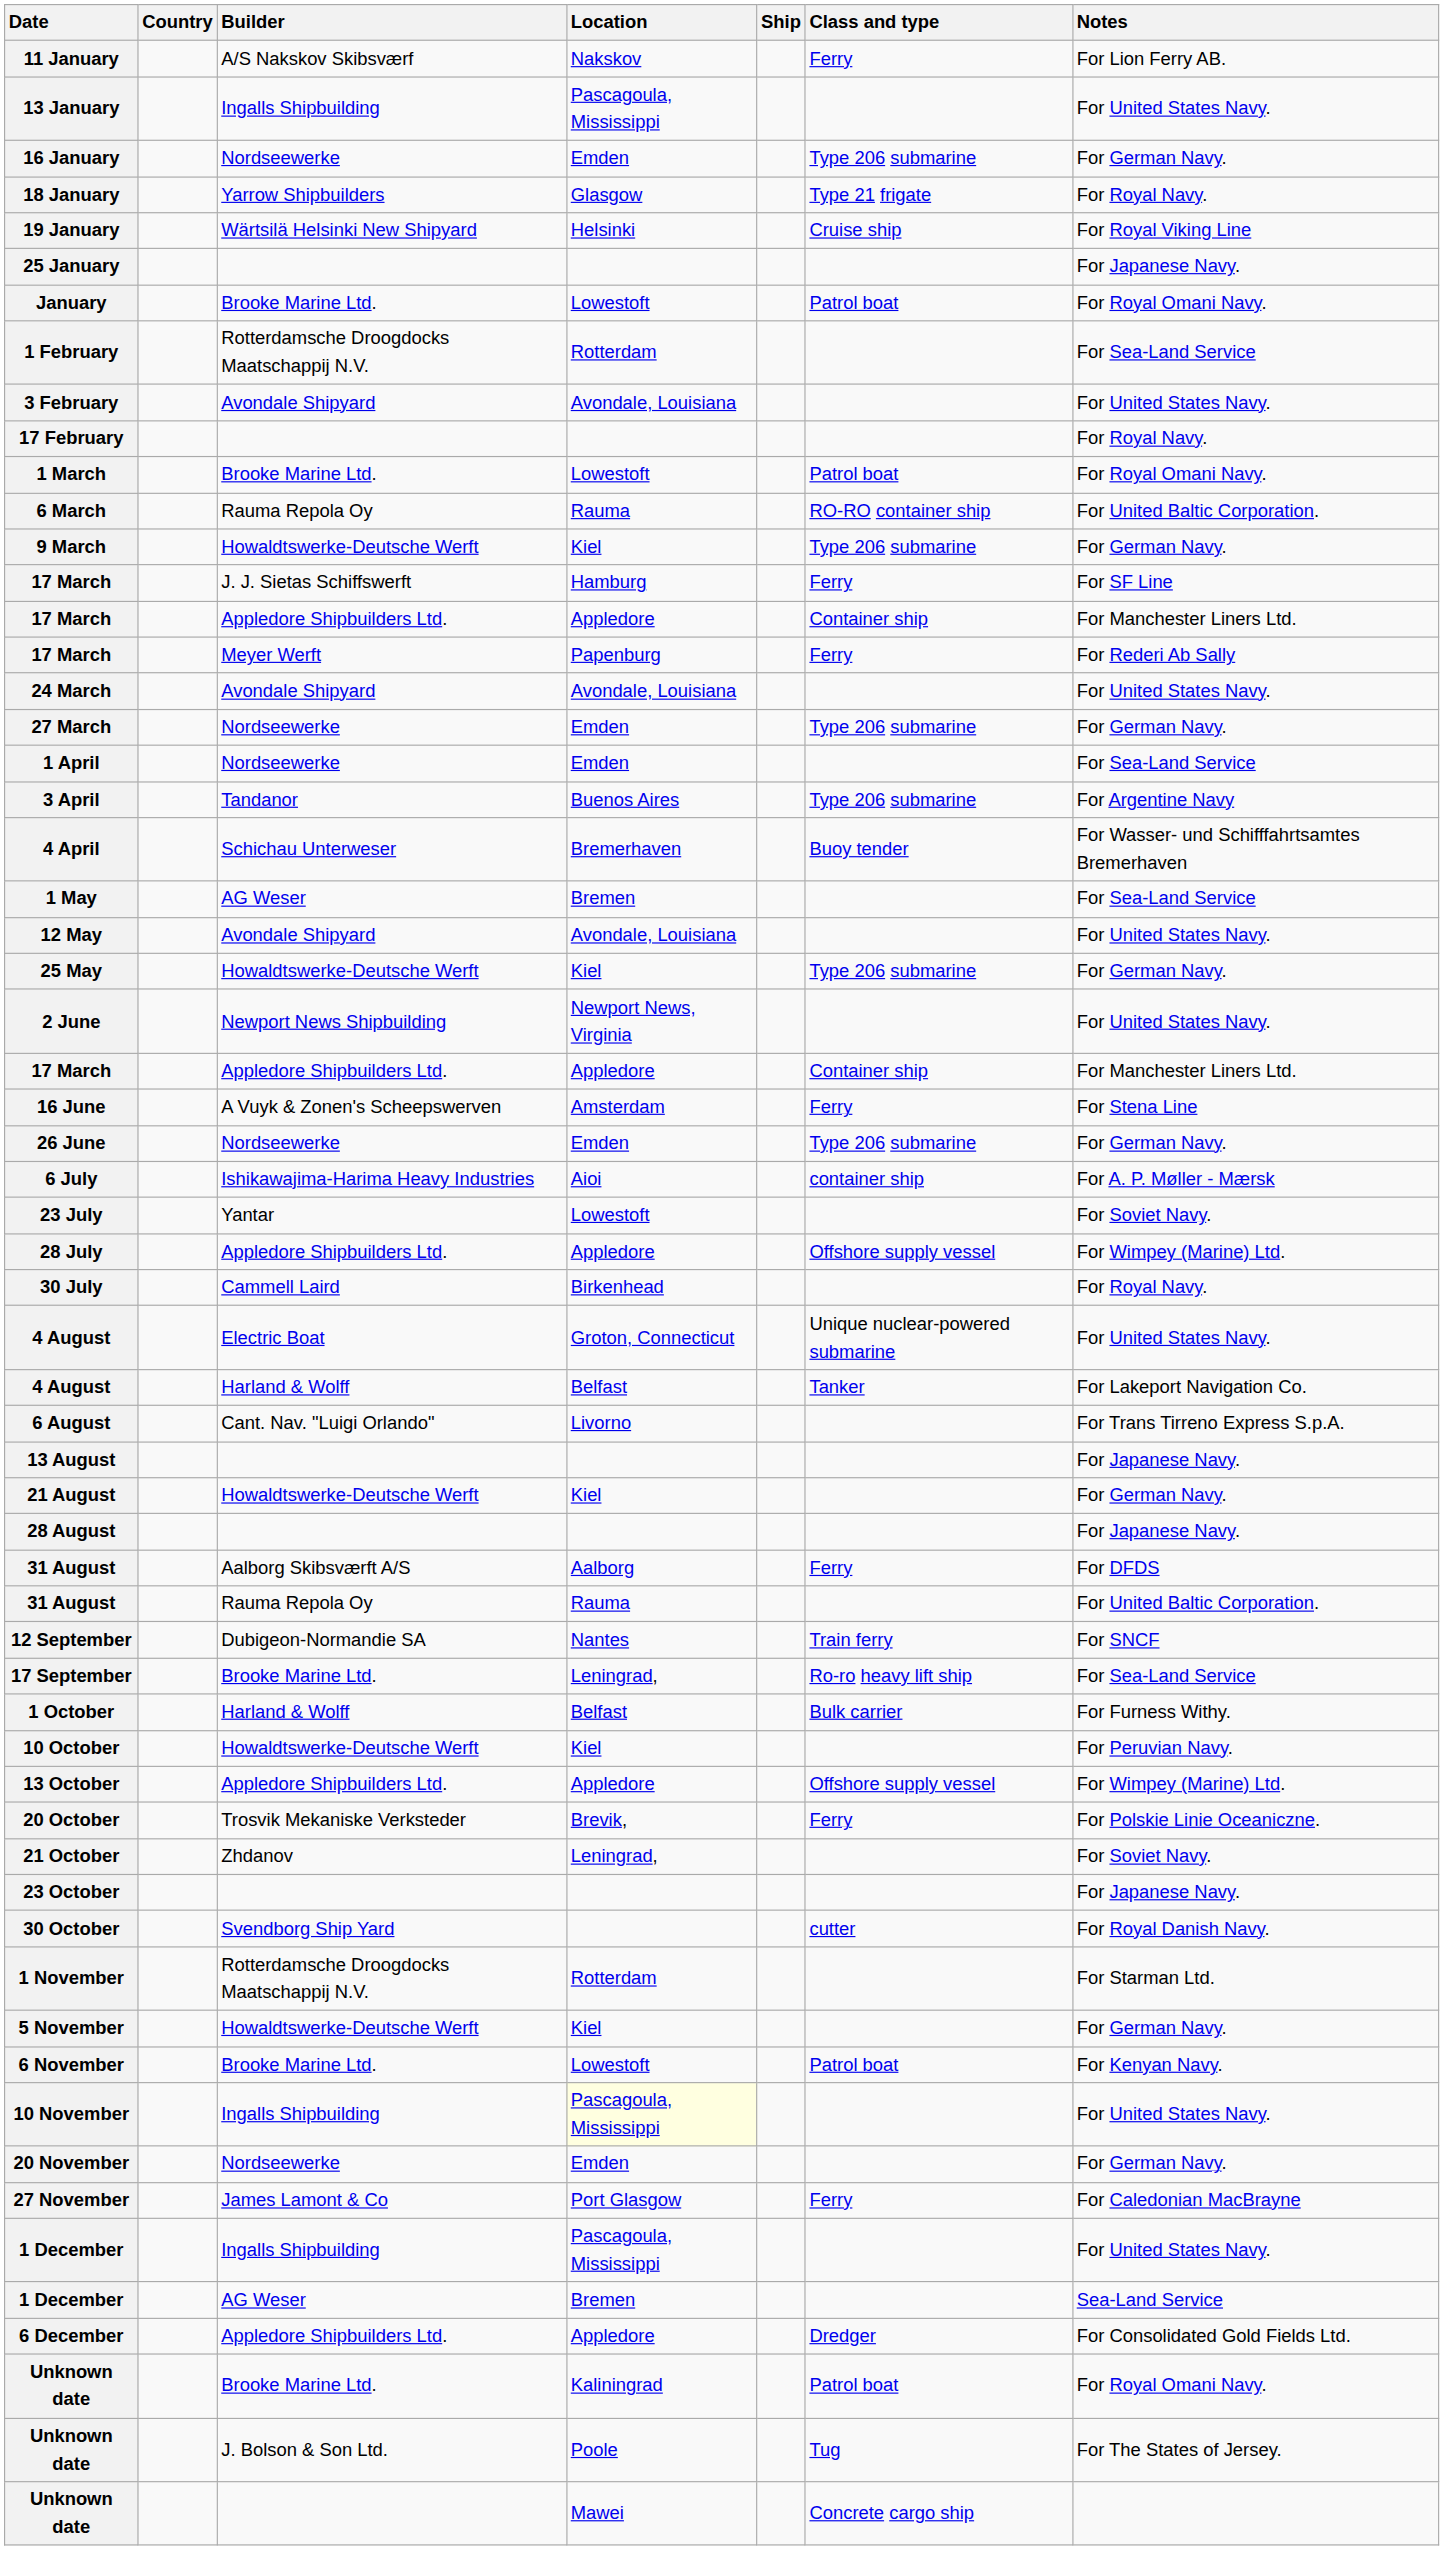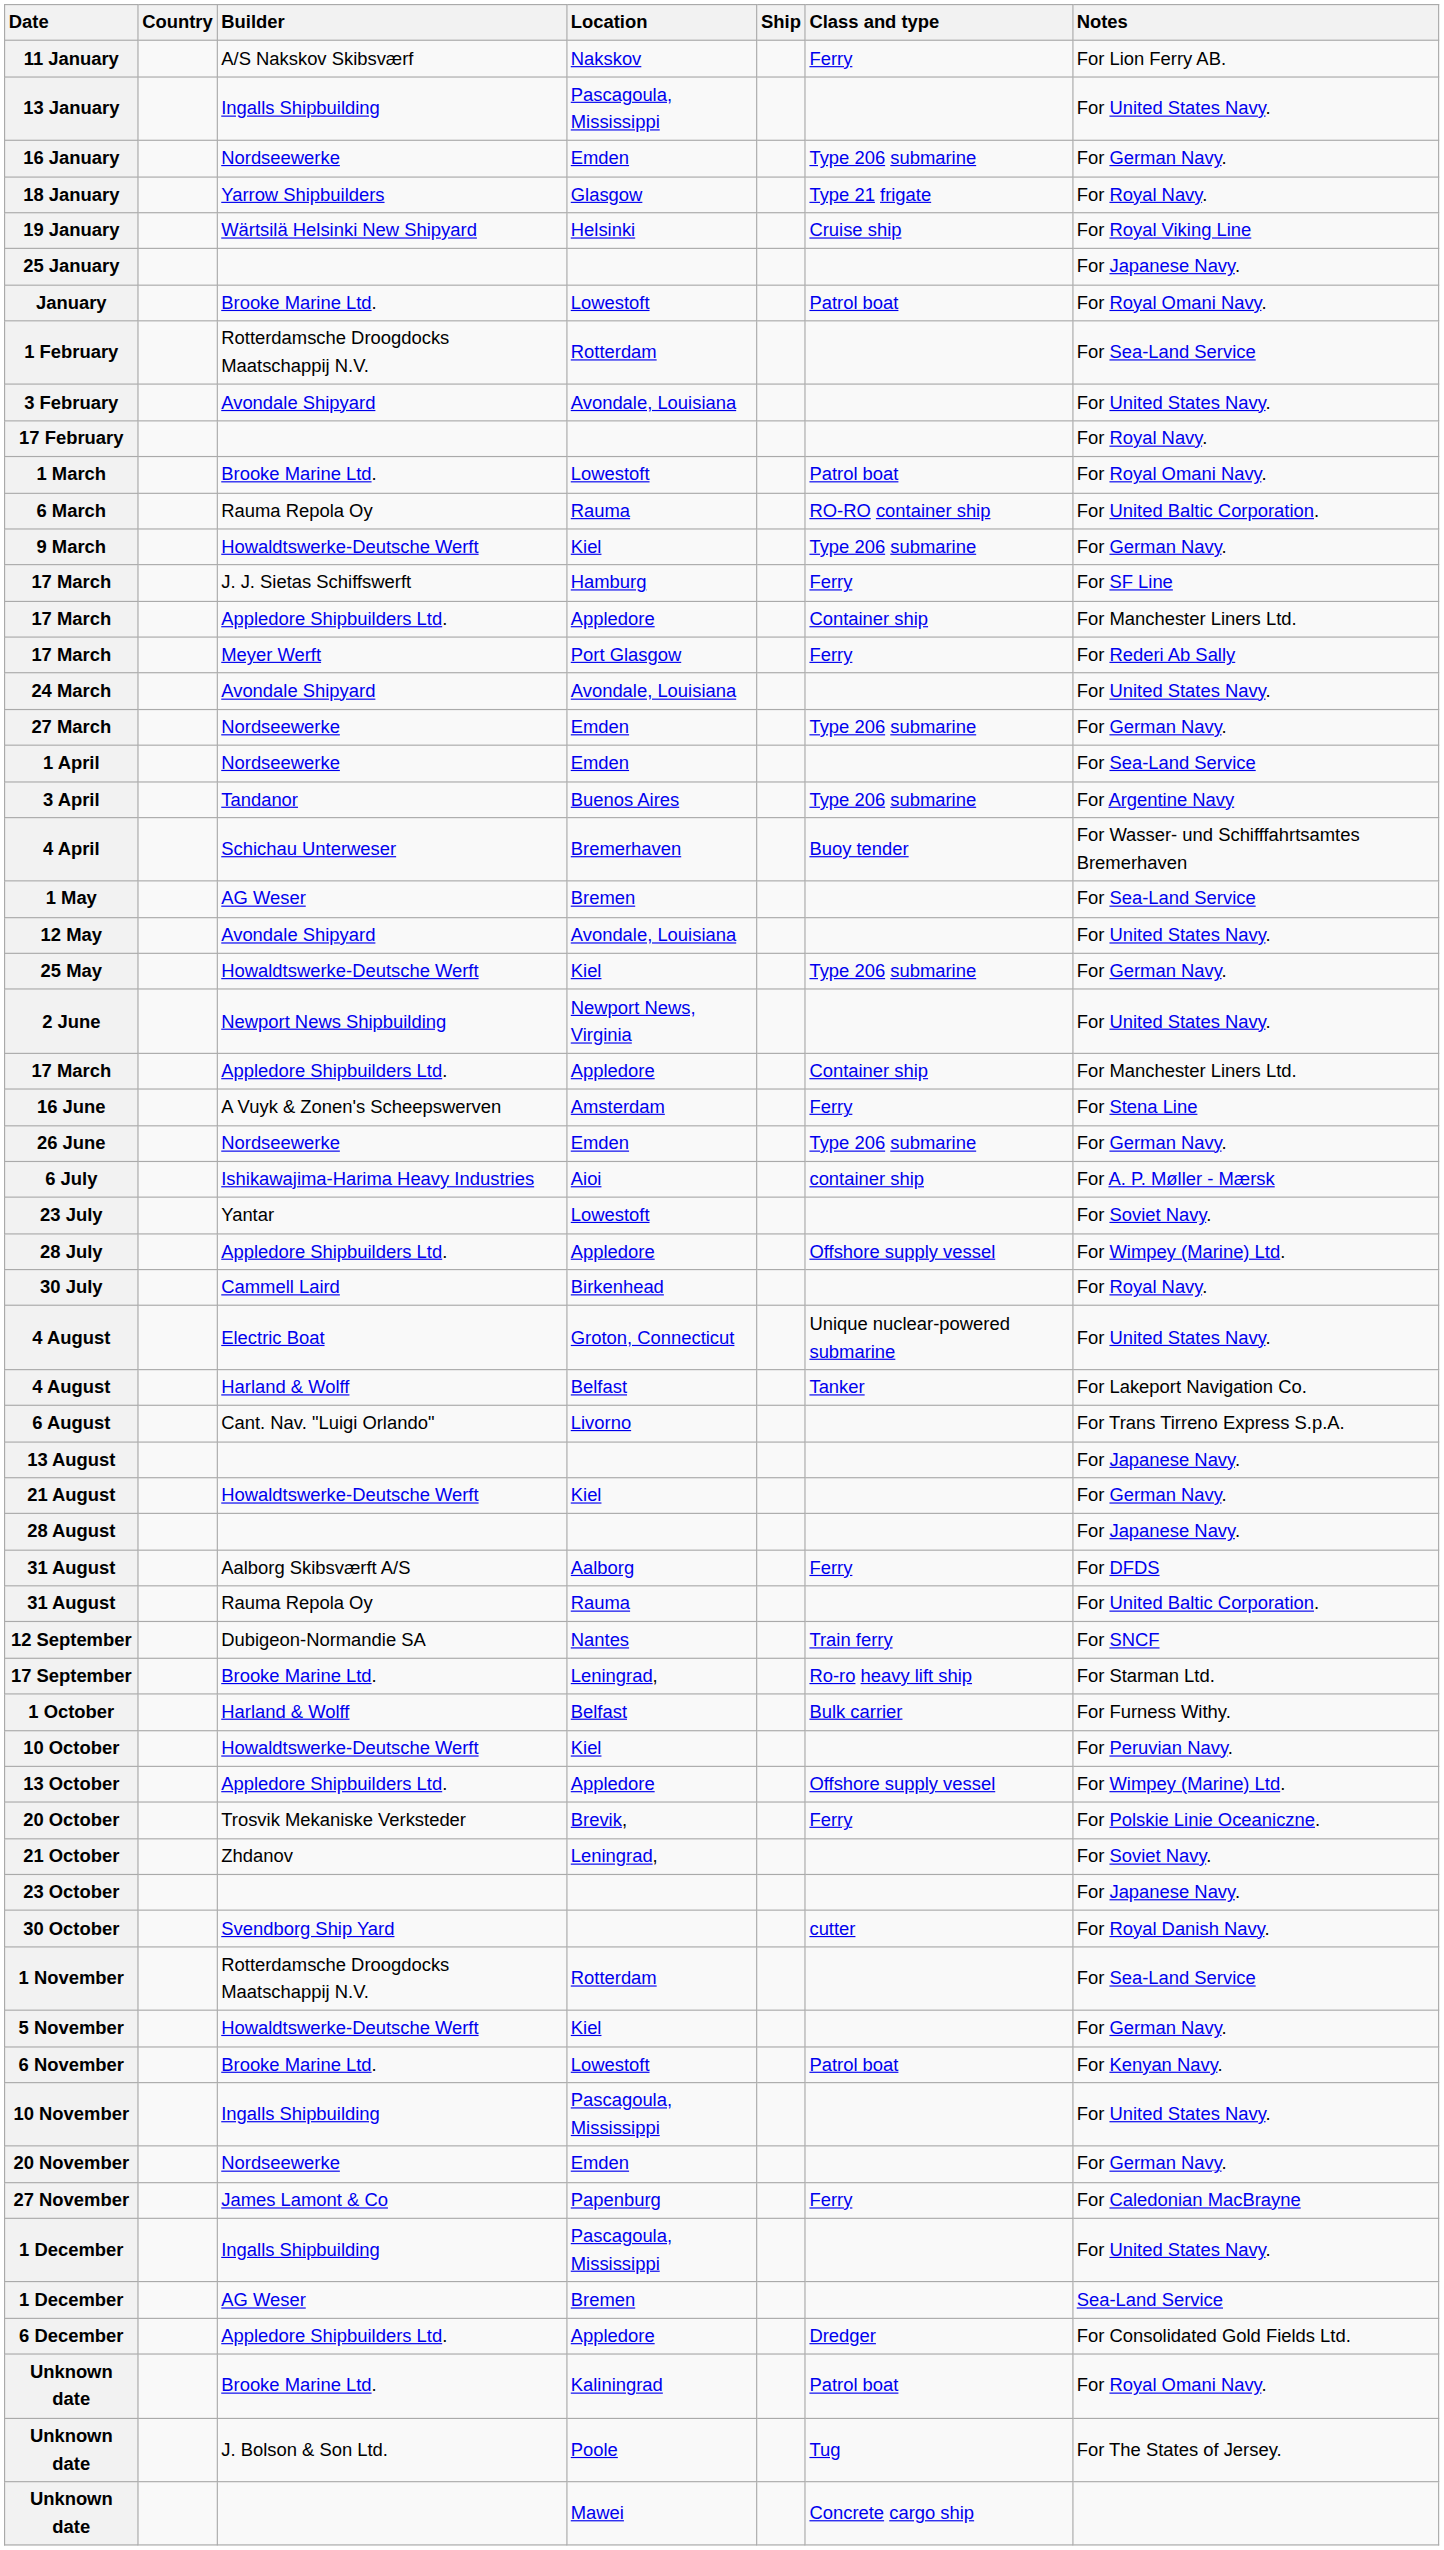(616, 655) Papenburg -> (626, 655) Port Glasgow
(1166, 1675) For Sea-Land Service -> (1146, 1675) For Starman Ltd.
(1146, 1978) For Starman Ltd. -> (1166, 1978) For Sea-Land Service
(621, 2114) lightyellow background -> (621, 2114) no background
(626, 2200) Port Glasgow -> (616, 2200) Papenburg
